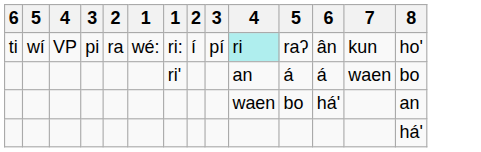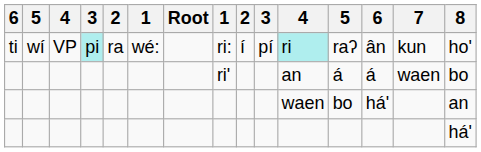+ column: (188, 18)
(92, 47) no background -> (92, 47) paleturquoise background
